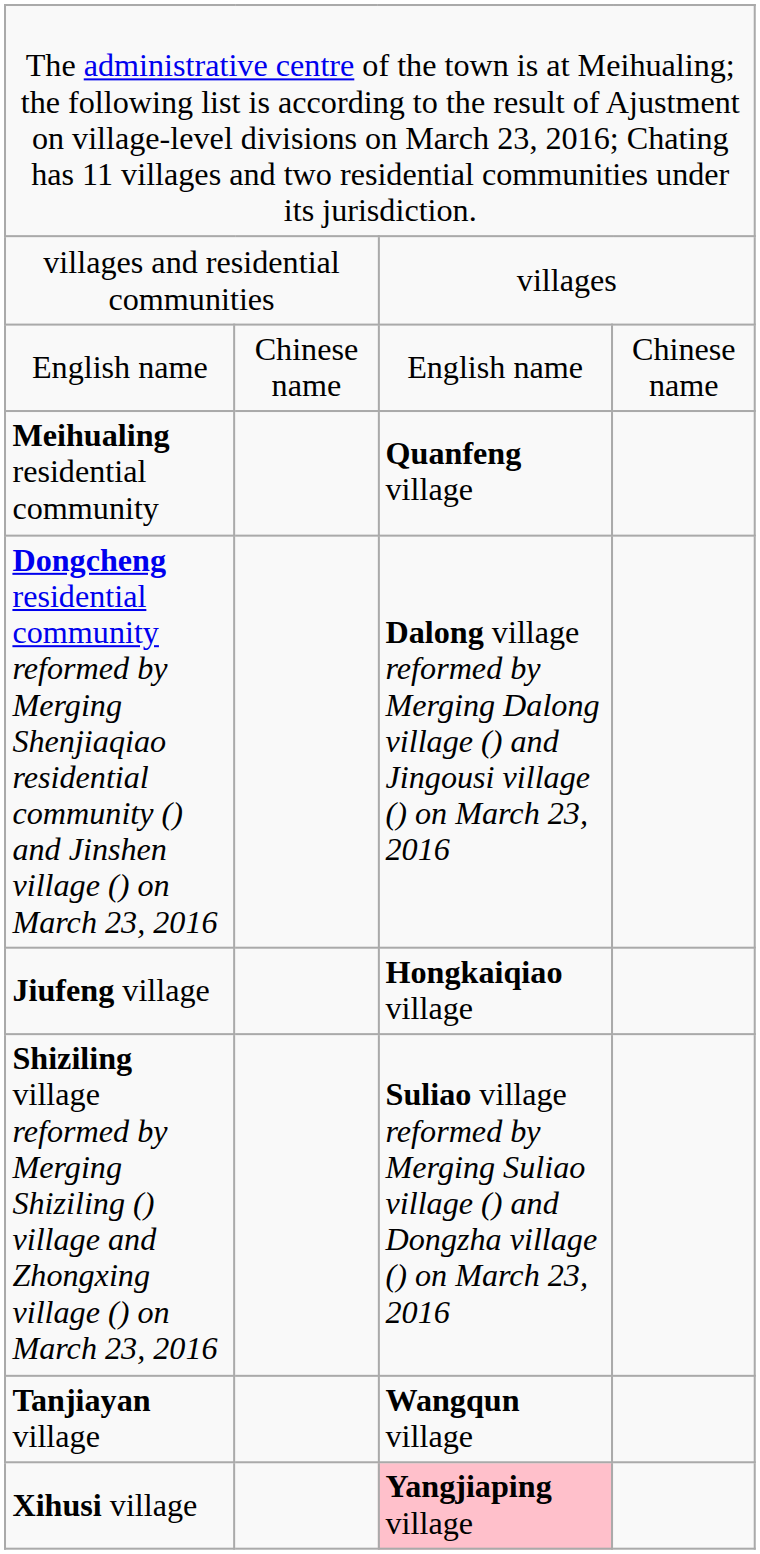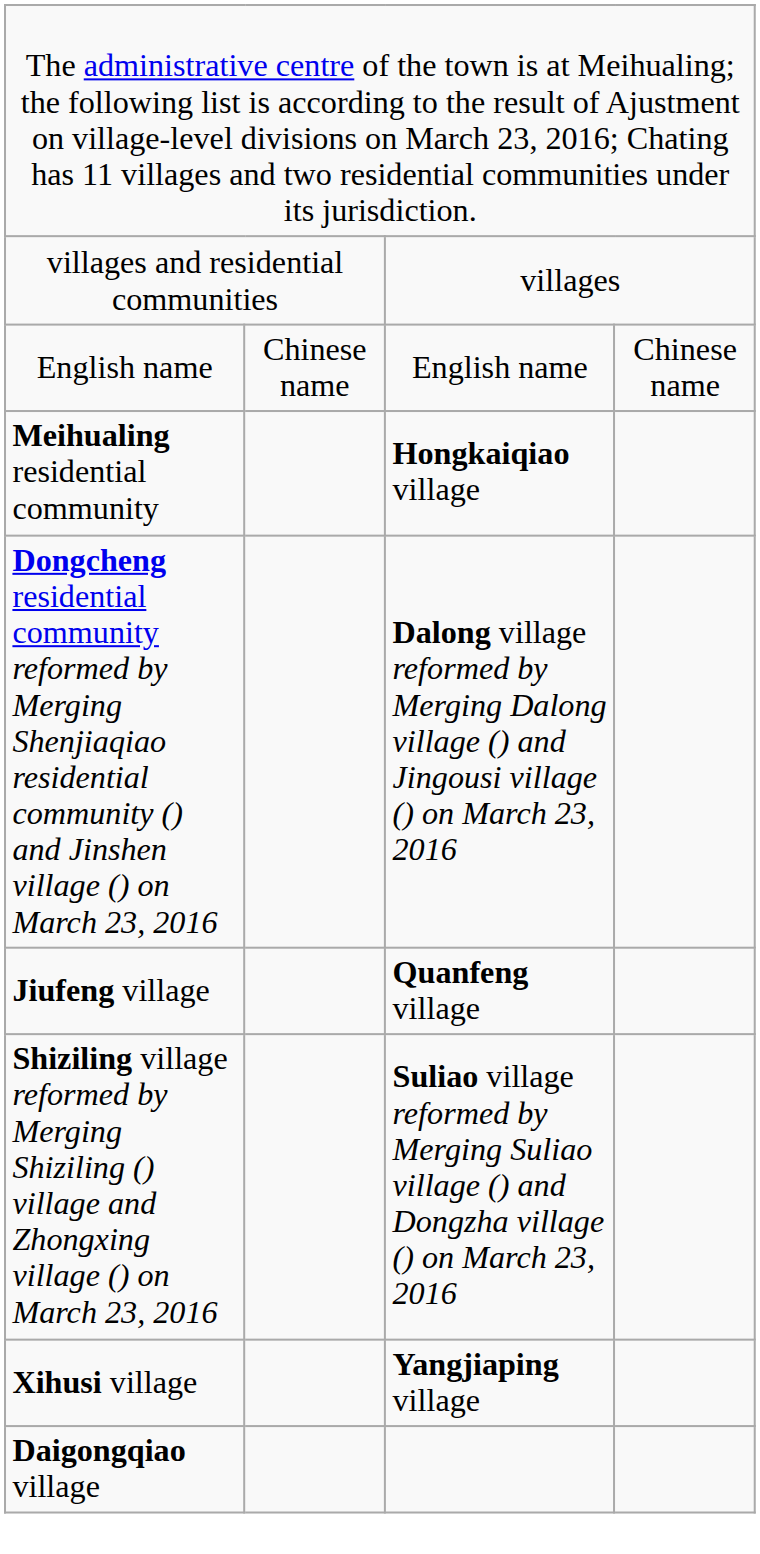(453, 472) Quanfeng village -> (481, 472) Hongkaiqiao village
(474, 990) Hongkaiqiao village -> (460, 990) Quanfeng village
- row: (82, 1418)
(469, 1505) pink background -> (476, 1381) no background
+ row: (99, 1469)
